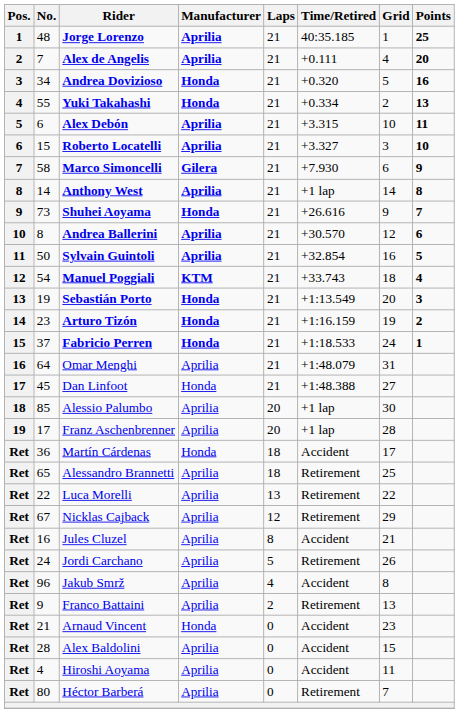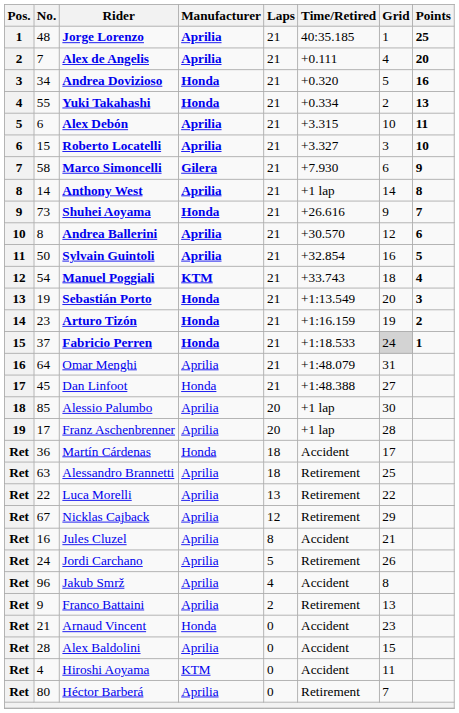(389, 342) no background -> (389, 342) lightgrey background
(43, 473) 65 -> (43, 473) 63
(200, 669) Aprilia -> (196, 669) KTM
